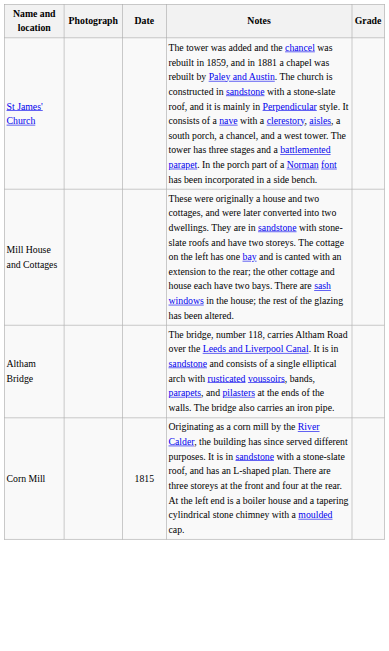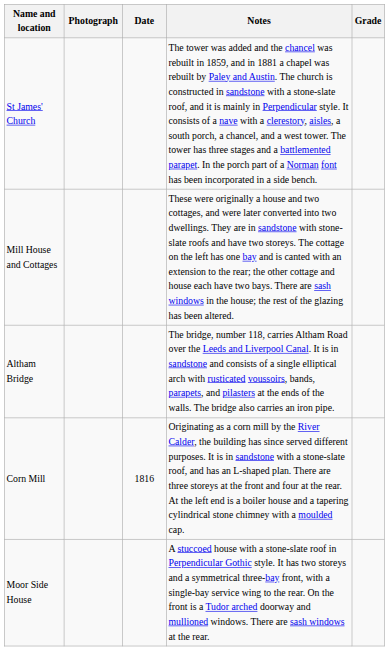(144, 478) 1815 -> (144, 478) 1816
+ row: (27, 592)
